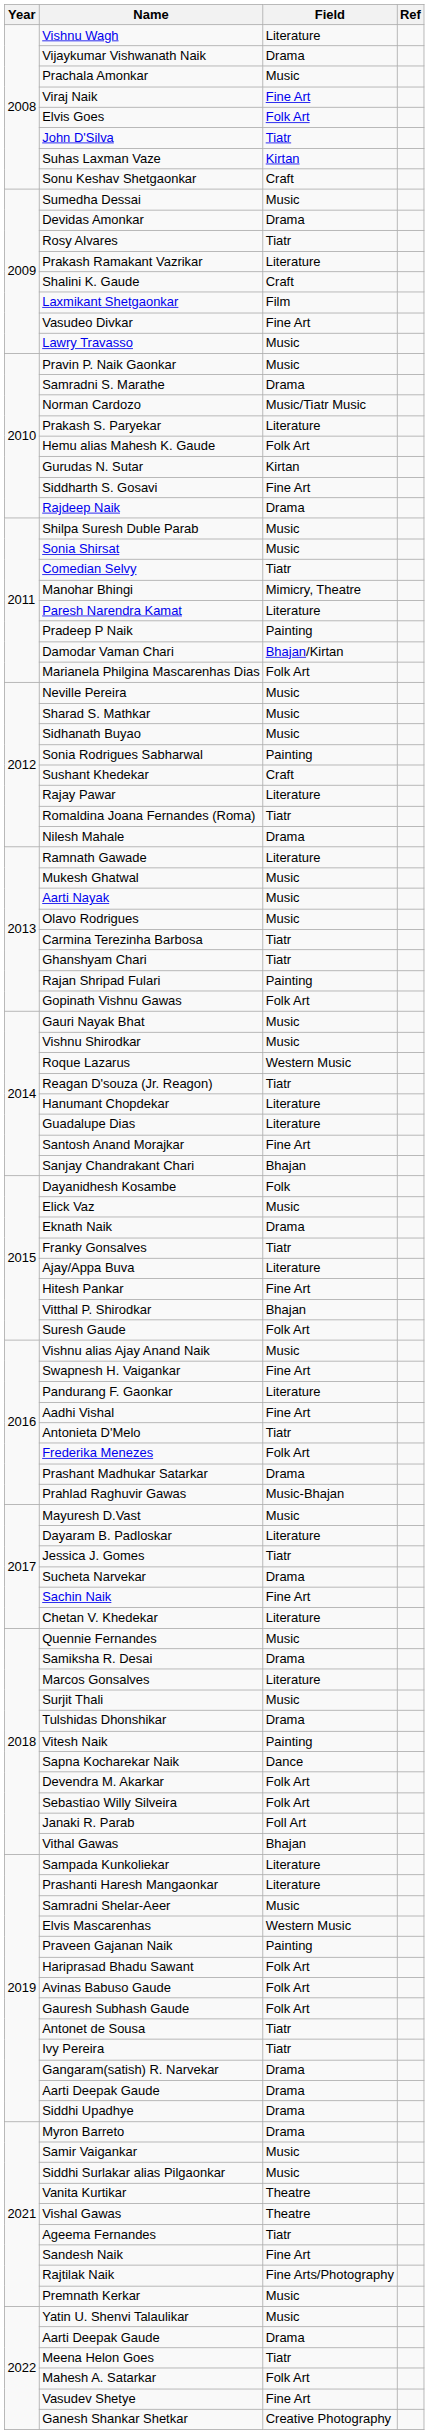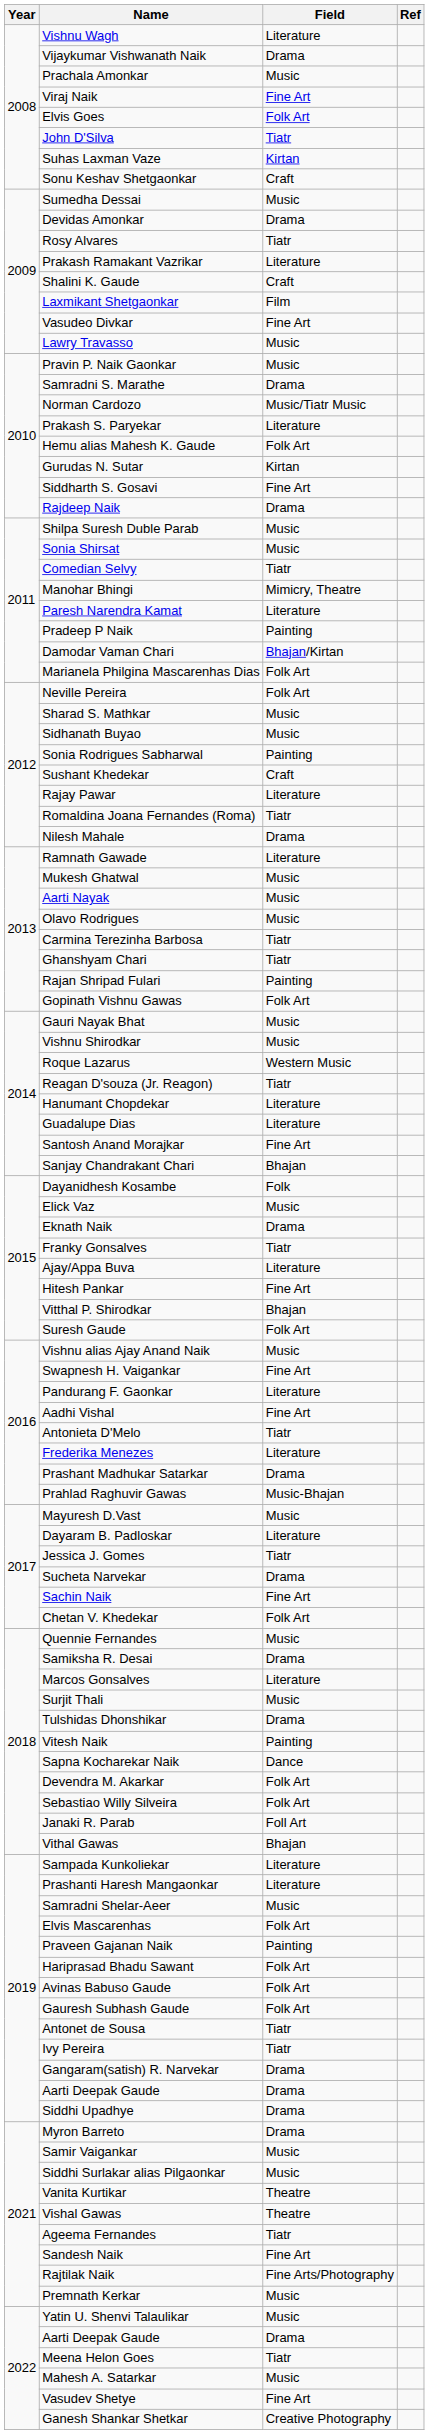(283, 693) Music -> (288, 693) Folk Art
(288, 1453) Folk Art -> (293, 1453) Literature
(293, 1617) Literature -> (288, 1617) Folk Art
(308, 1926) Western Music -> (288, 1926) Folk Art
(288, 2378) Folk Art -> (283, 2378) Music
